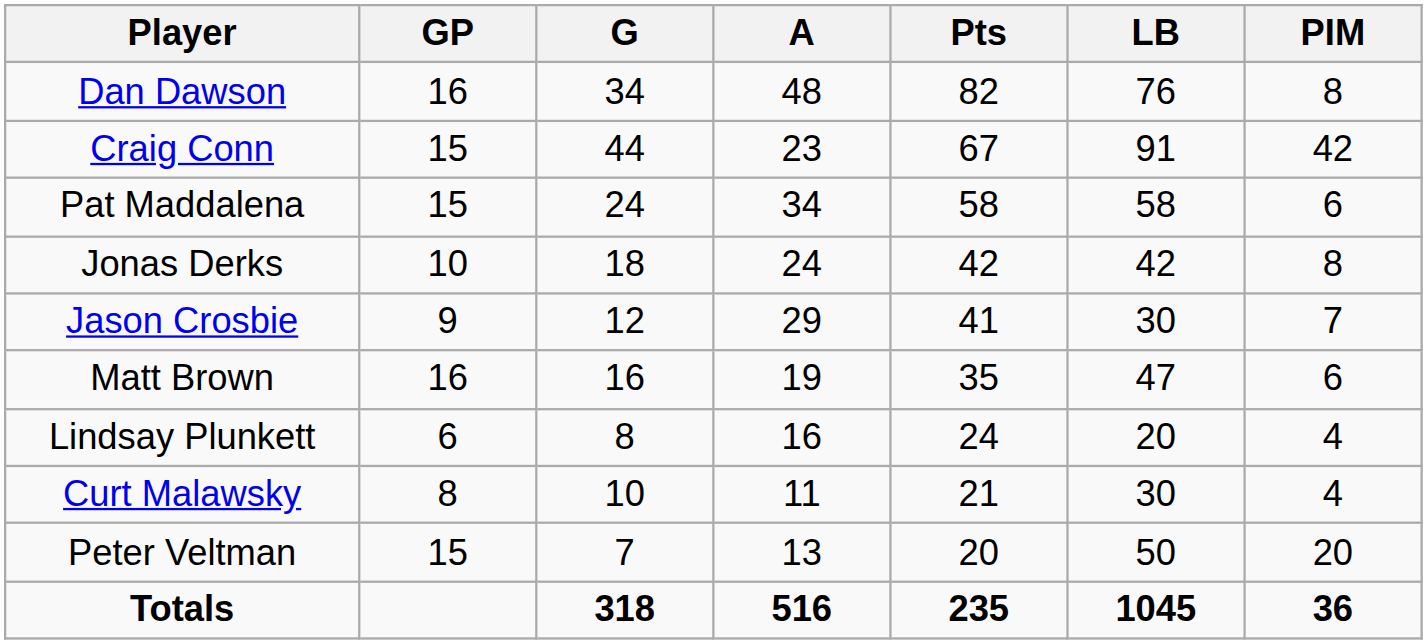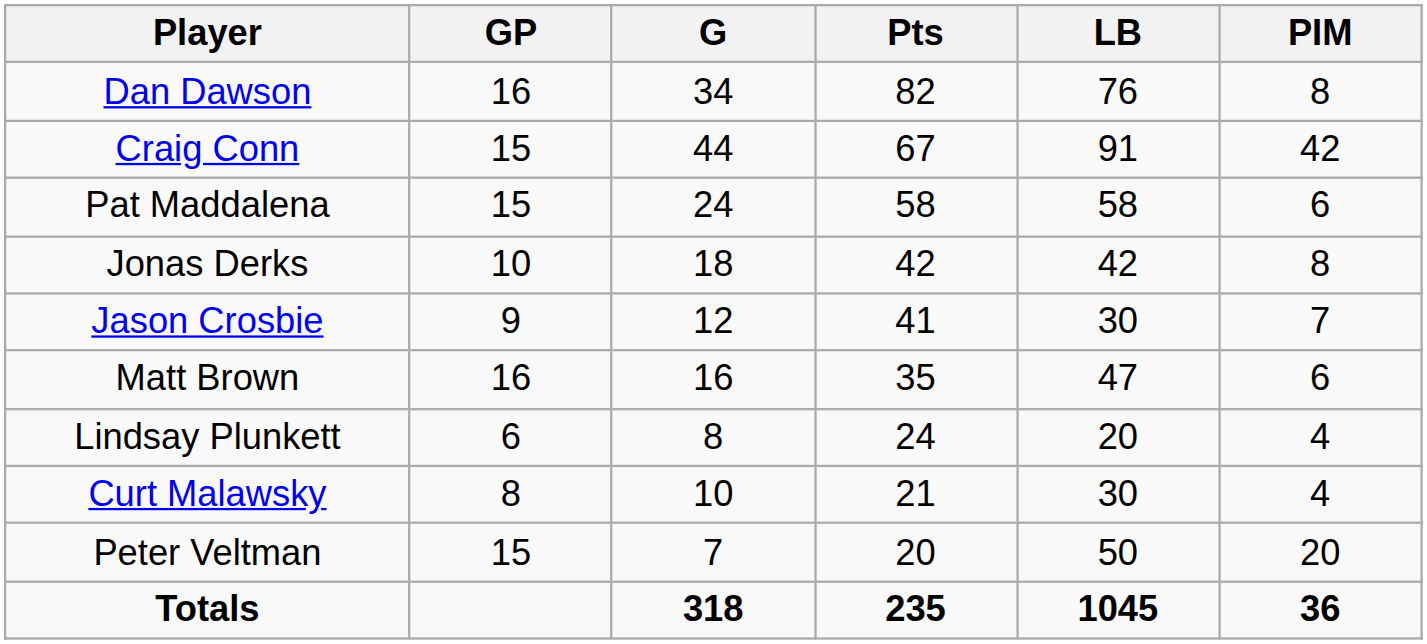- column: (802, 33)
